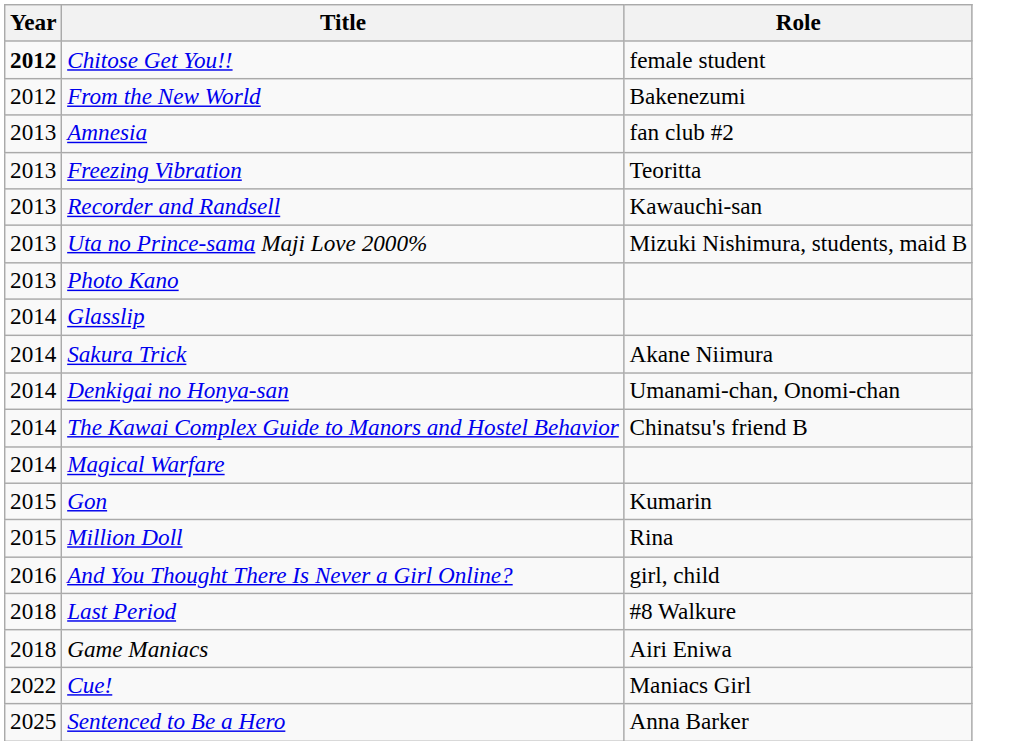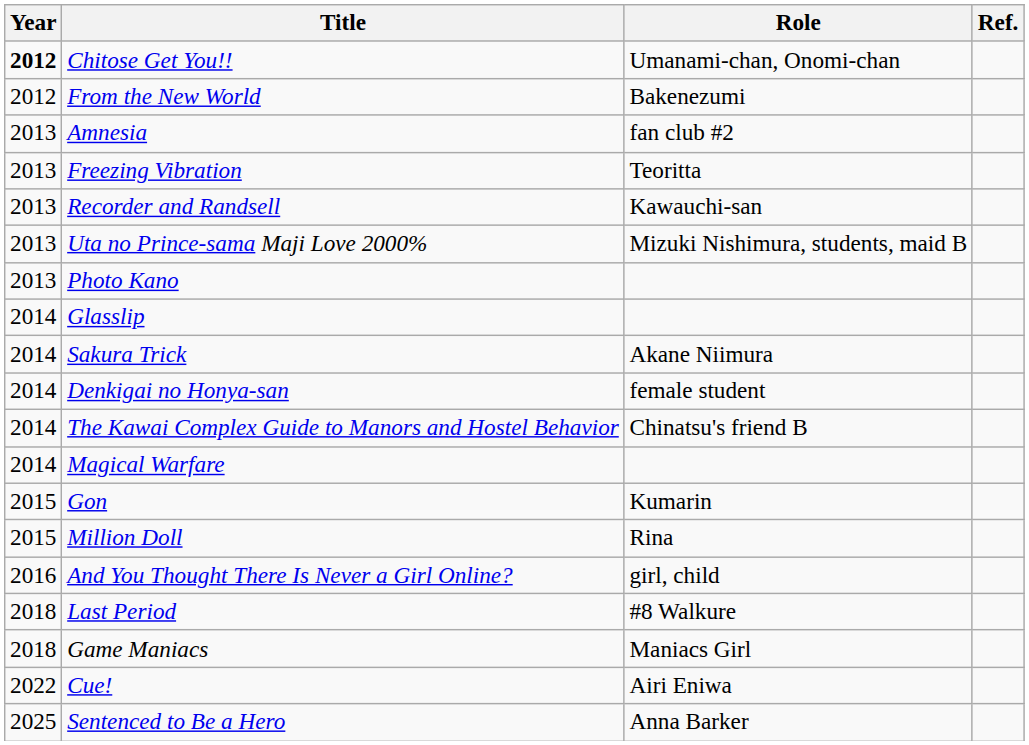+ column: (998, 22)
(697, 59) female student -> (765, 59) Umanami-chan, Onomi-chan
(765, 390) Umanami-chan, Onomi-chan -> (697, 390) female student
(681, 648) Airi Eniwa -> (690, 648) Maniacs Girl
(690, 685) Maniacs Girl -> (681, 685) Airi Eniwa
